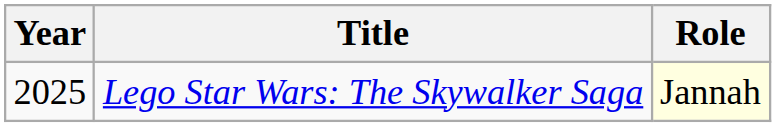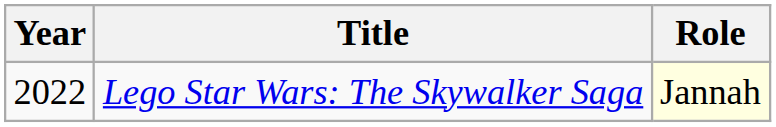(50, 90) 2025 -> (50, 90) 2022
